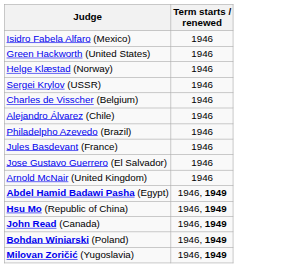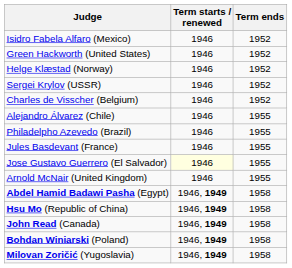+ column: (260, 17)
(202, 162) no background -> (202, 162) lightyellow background
